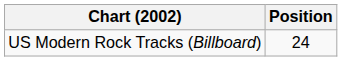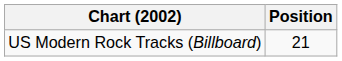(301, 42) 24 -> (301, 42) 21
